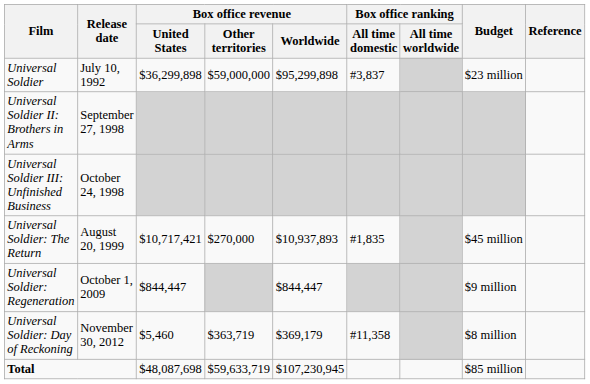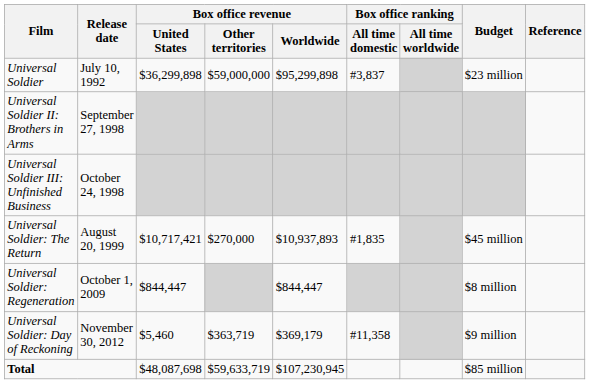(491, 287) $9 million -> (491, 287) $8 million
(491, 335) $8 million -> (491, 335) $9 million
